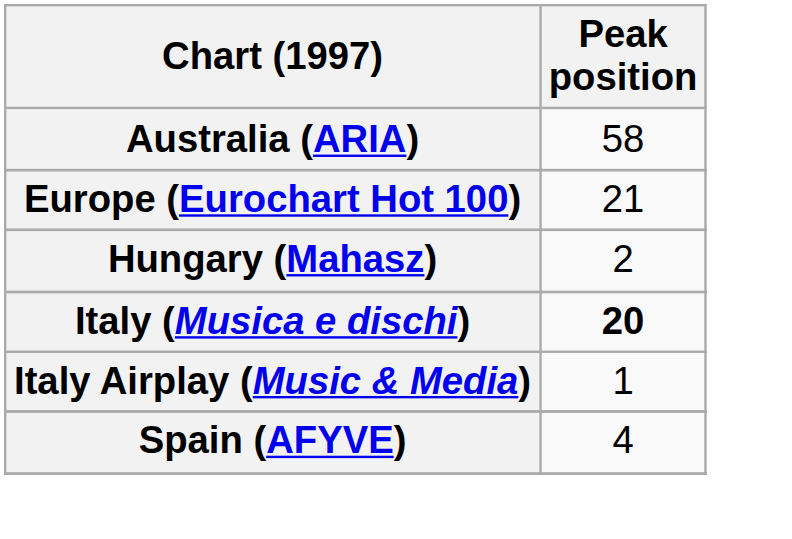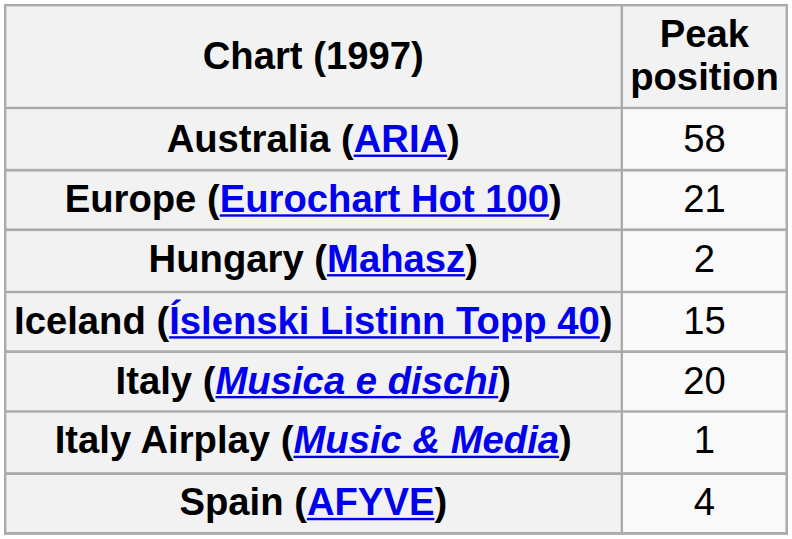+ row: (313, 320)
(623, 320) bold -> (704, 381) normal
